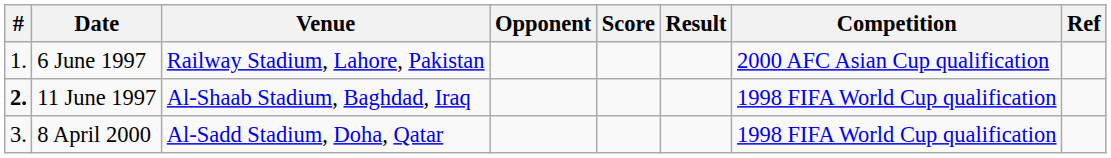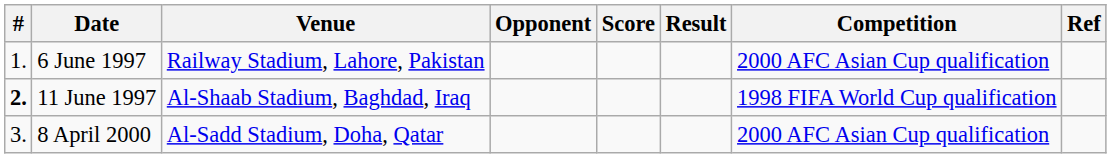(897, 134) 1998 FIFA World Cup qualification -> (893, 134) 2000 AFC Asian Cup qualification
